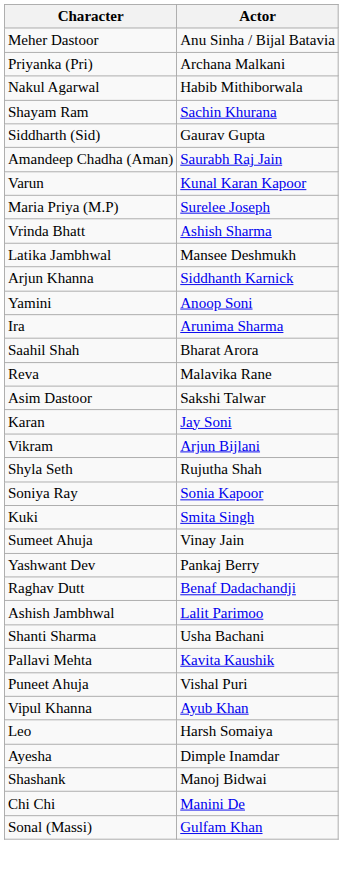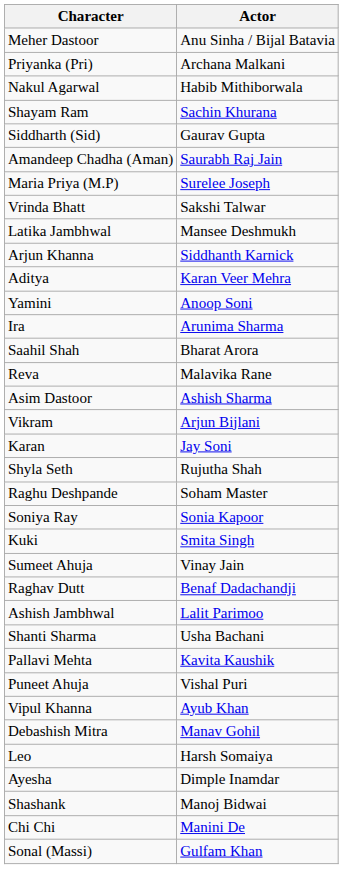- row: (26, 183)
(226, 231) Ashish Sharma -> (223, 207) Sakshi Talwar
+ row: (28, 278)
(223, 398) Sakshi Talwar -> (226, 398) Ashish Sharma
rows swapped: (26, 421) <-> (30, 445)
+ row: (63, 493)
- row: (52, 565)
+ row: (58, 732)
